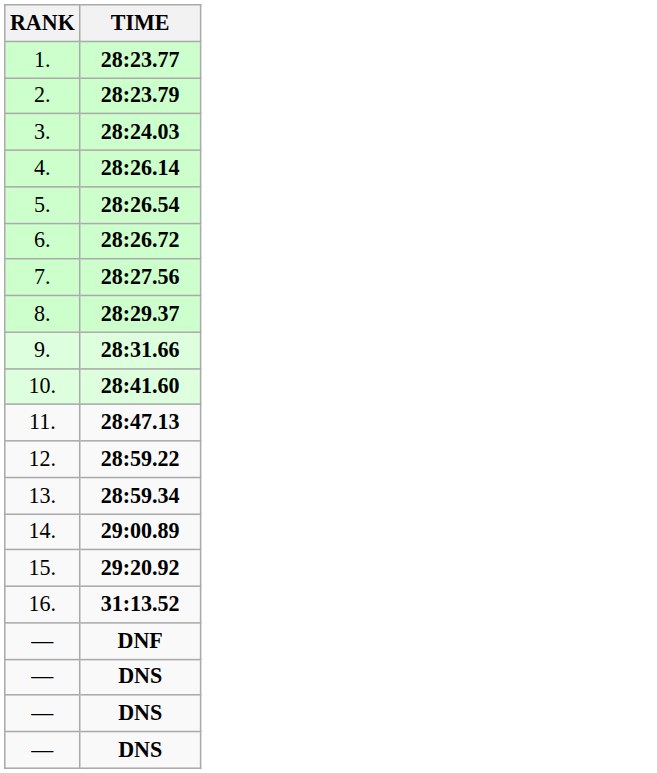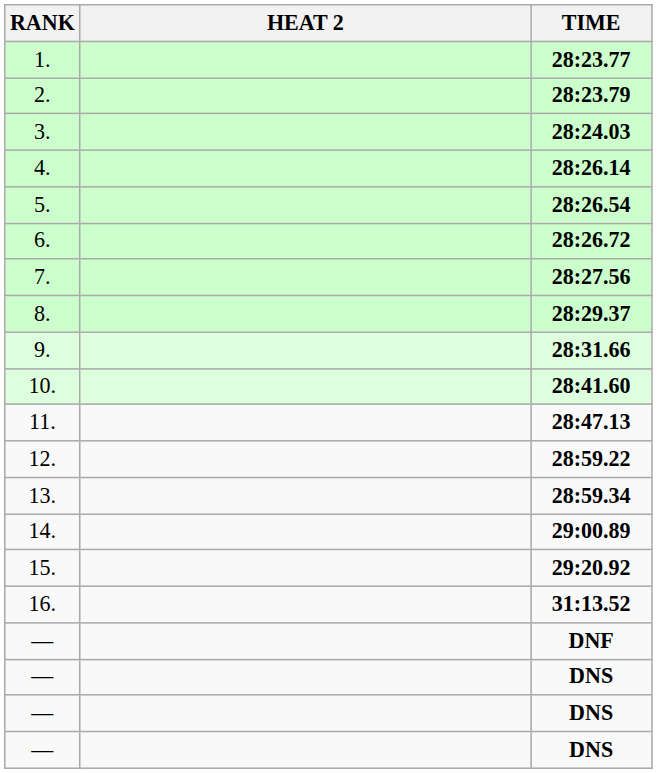+ column: (305, 23)
